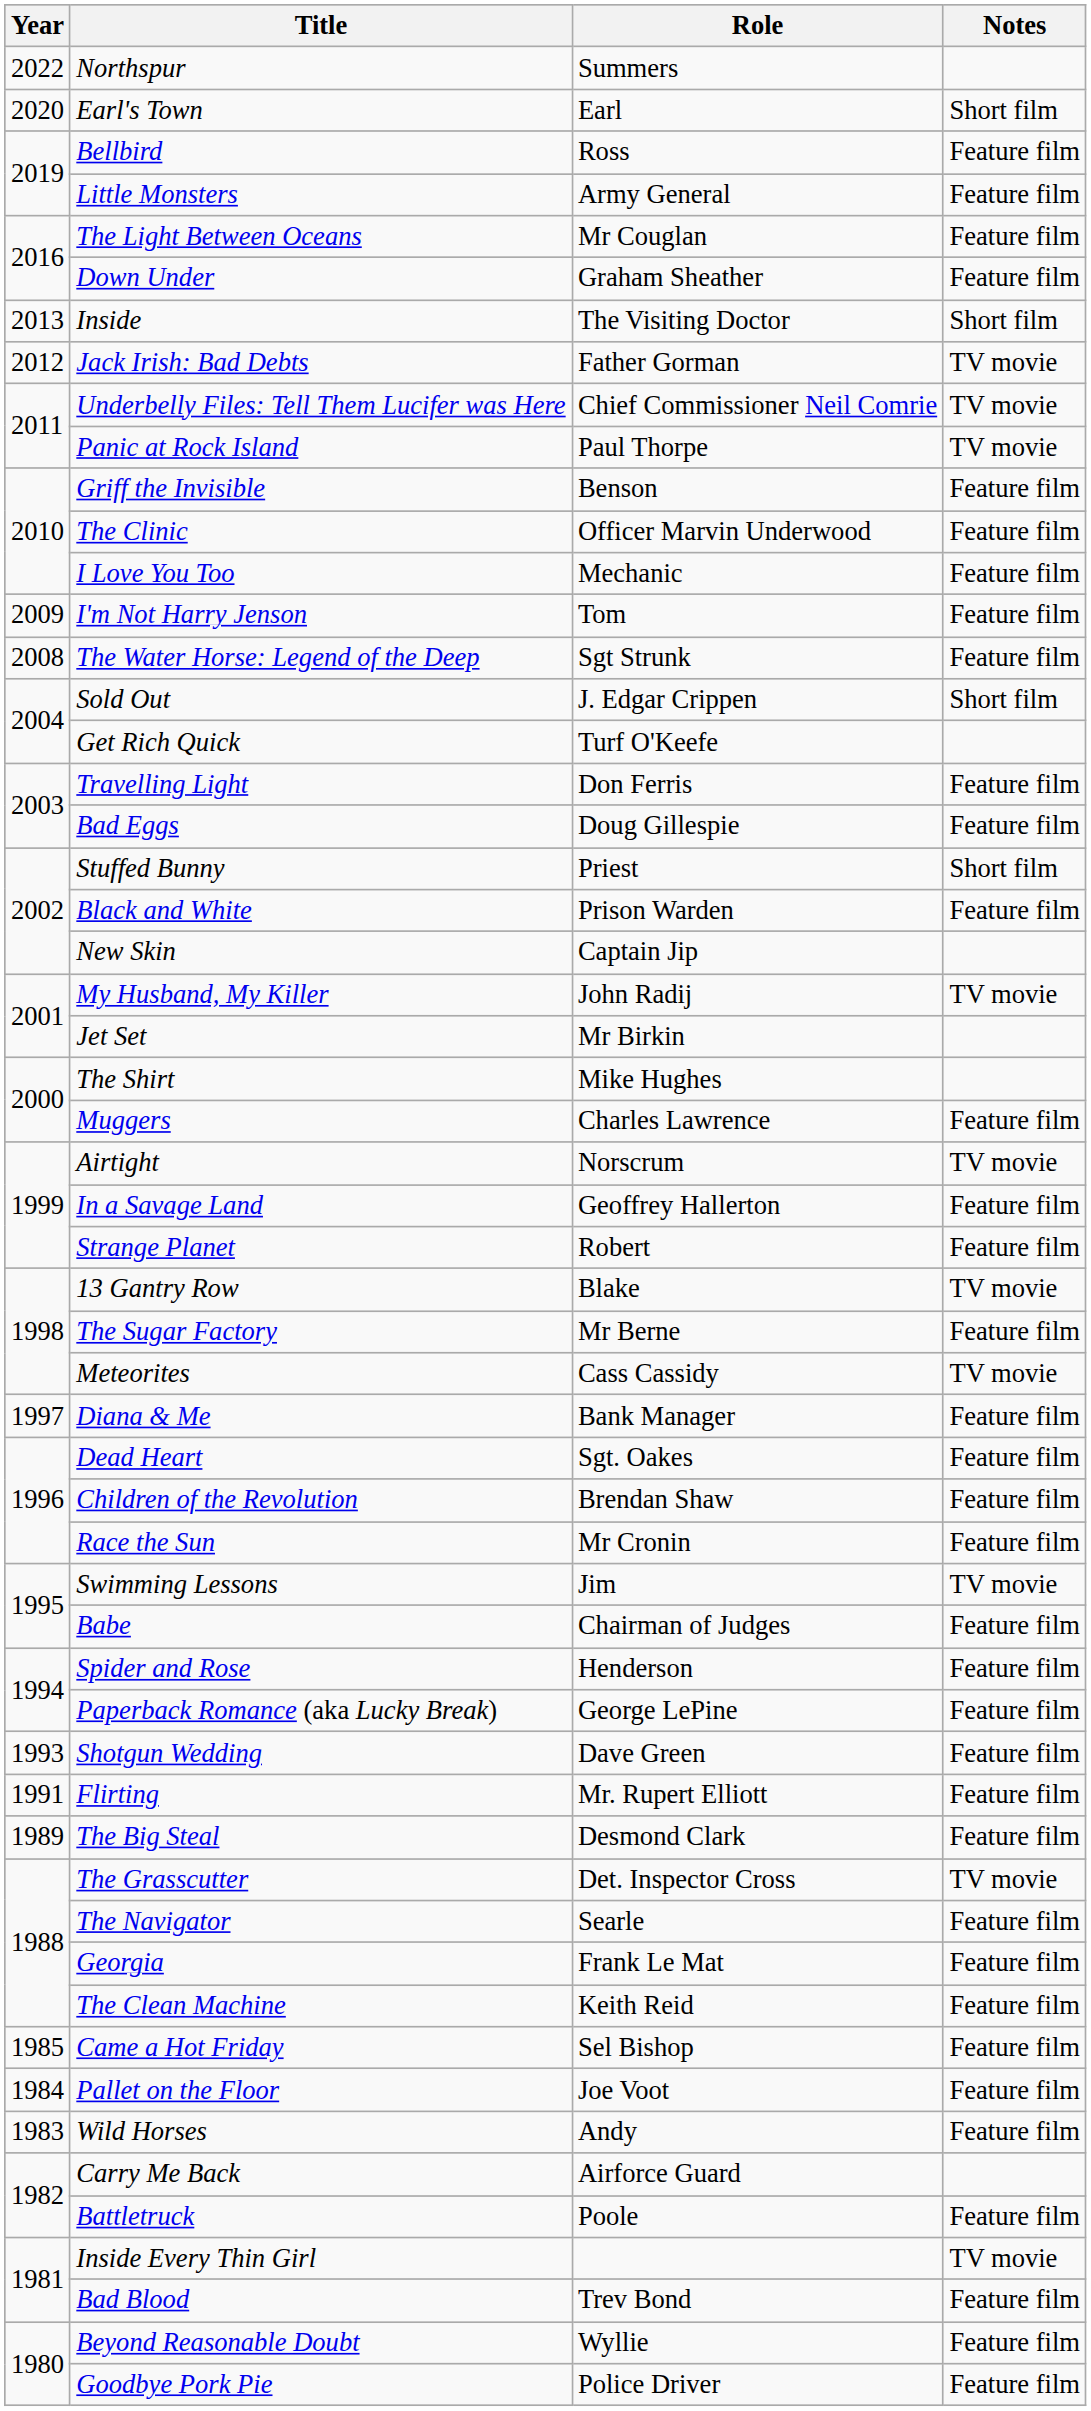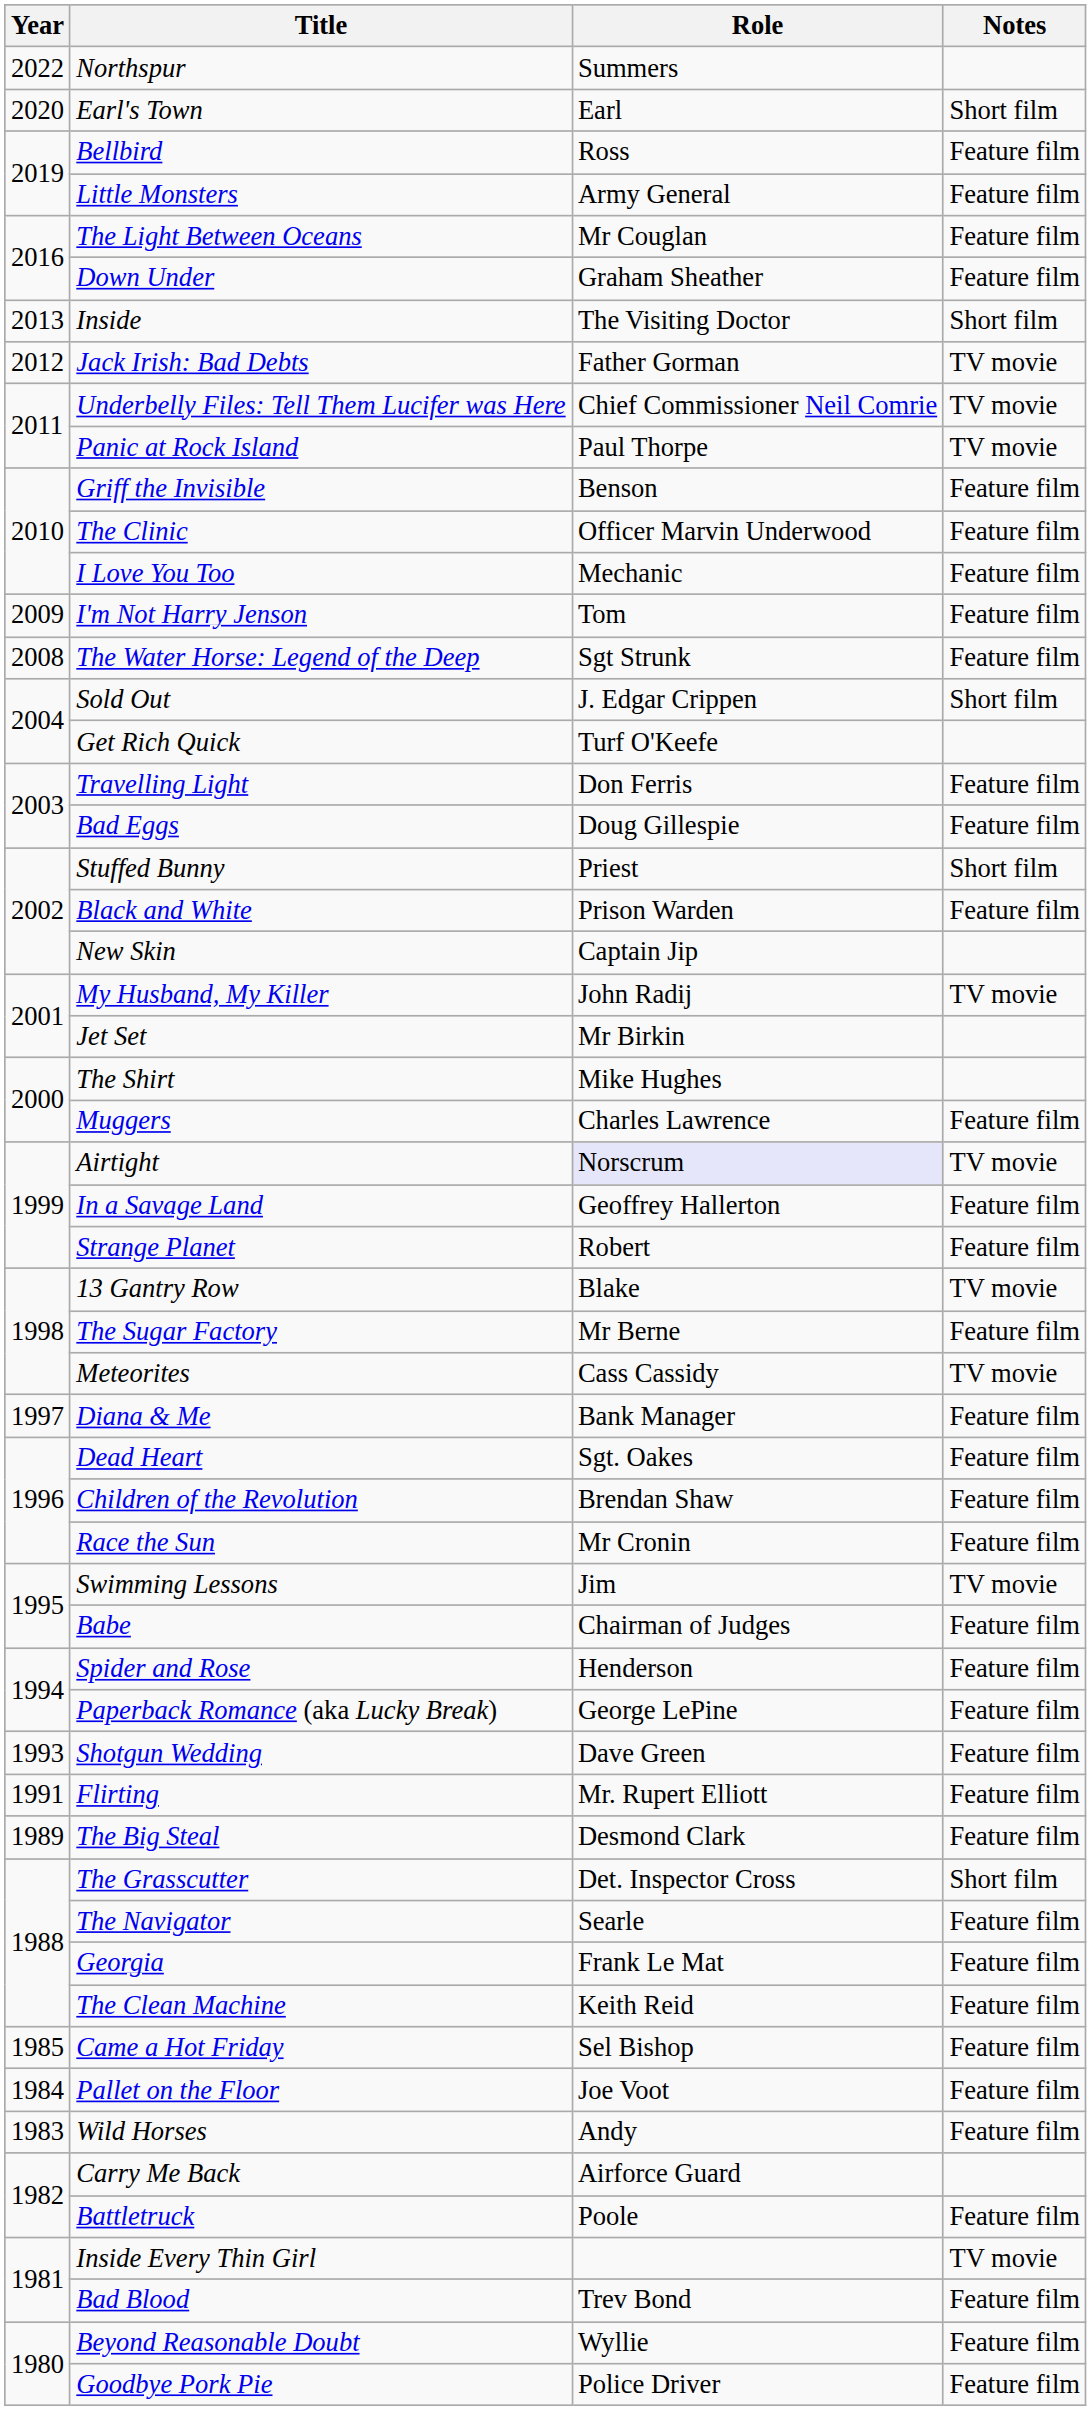(631, 1162) no background -> (631, 1162) lavender background
(1003, 1878) TV movie -> (1004, 1878) Short film
